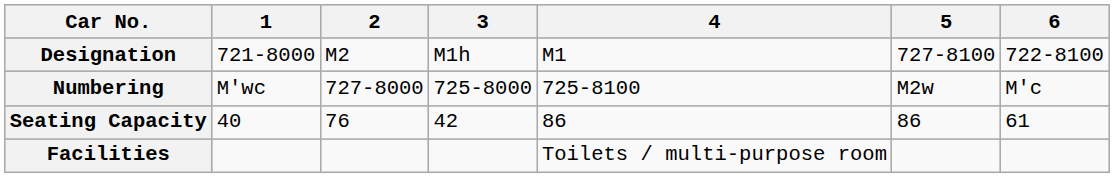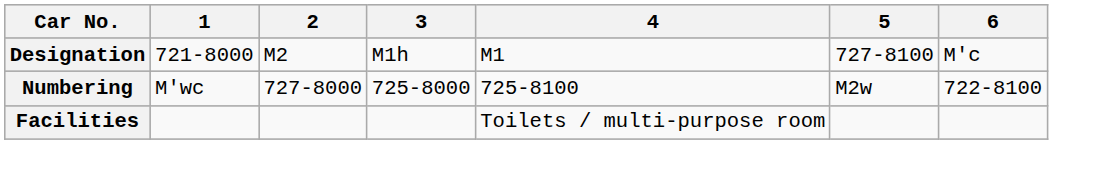(1055, 55) 722-8100 -> (962, 55) M'c
(1024, 88) M'c -> (993, 88) 722-8100
- row: (108, 122)
